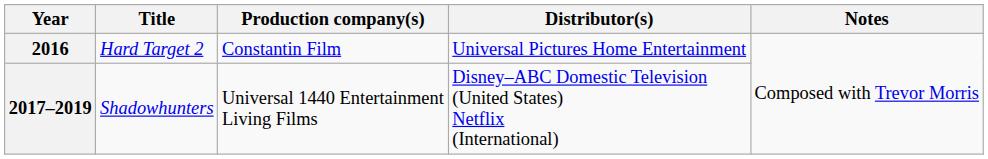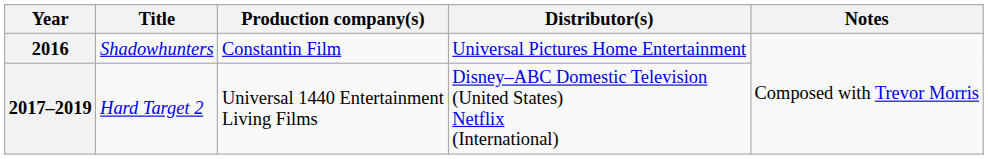(152, 48) Hard Target 2 -> (157, 48) Shadowhunters
(157, 108) Shadowhunters -> (152, 108) Hard Target 2
